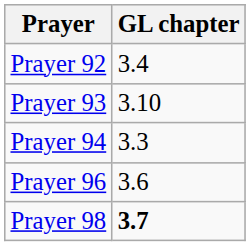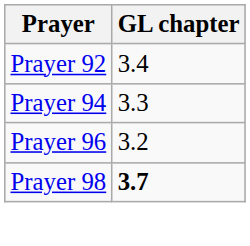- row: (58, 102)
(133, 181) 3.6 -> (133, 142) 3.2
